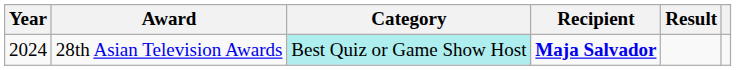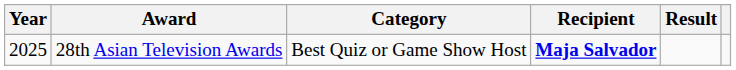(28, 49) 2024 -> (28, 49) 2025
(409, 49) paleturquoise background -> (409, 49) no background
